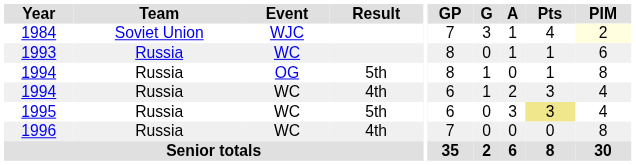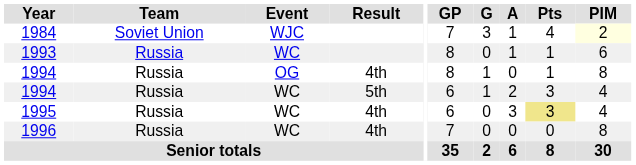(376, 72) 5th -> (376, 72) 4th
(376, 92) 4th -> (376, 92) 5th
(376, 111) 5th -> (376, 111) 4th
